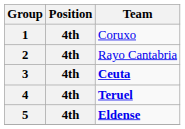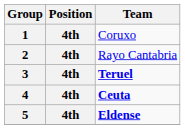(114, 74) Ceuta -> (115, 74) Teruel
(115, 94) Teruel -> (114, 94) Ceuta
